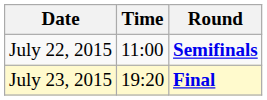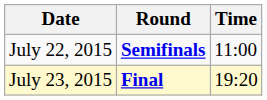columns swapped: (143, 19) <-> (215, 19)
